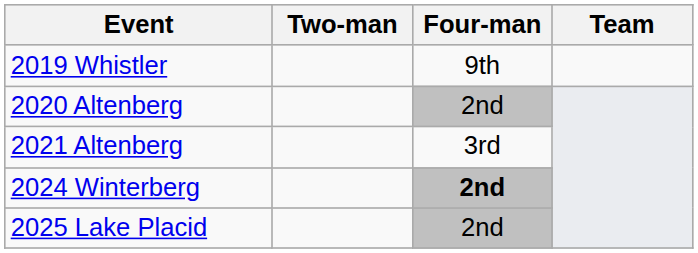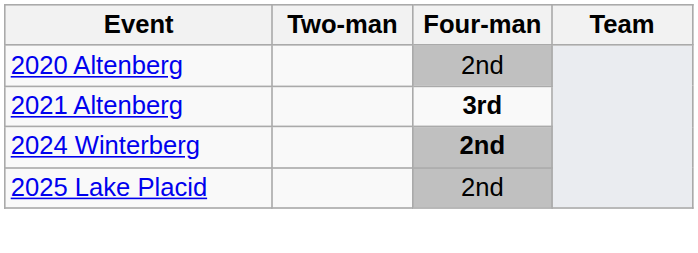- row: (89, 65)
(482, 146) normal -> (482, 106) bold
